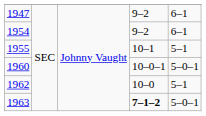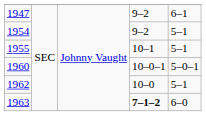(179, 31) 6–1 -> (179, 31) 5–1
(185, 102) 5–0–1 -> (179, 102) 6–0
